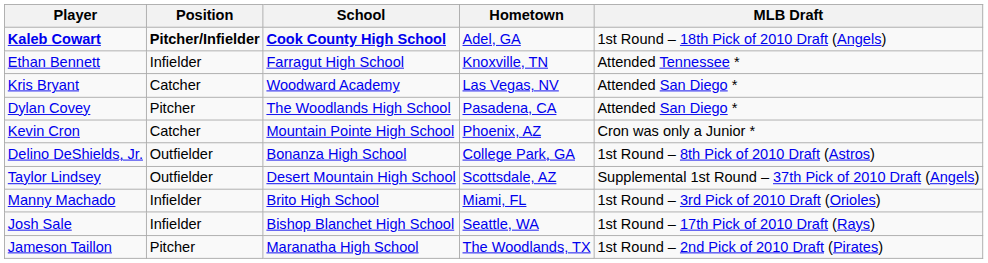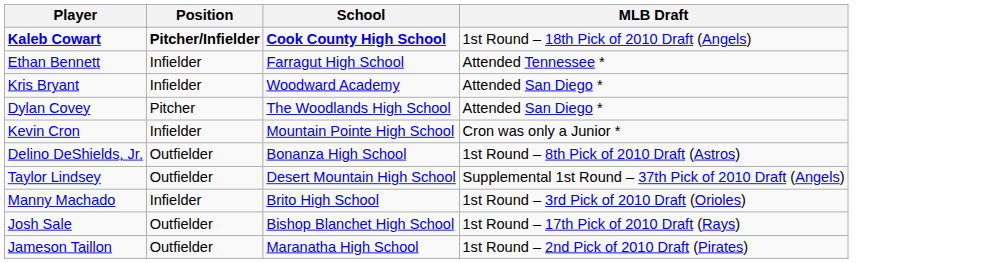- column: (527, 16)
(175, 85) Catcher -> (176, 85) Infielder
(175, 131) Catcher -> (176, 131) Infielder
(176, 223) Infielder -> (181, 223) Outfielder
(172, 246) Pitcher -> (181, 246) Outfielder
